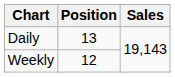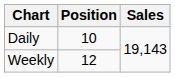(89, 38) 13 -> (89, 38) 10
